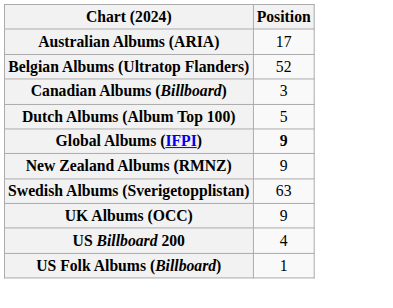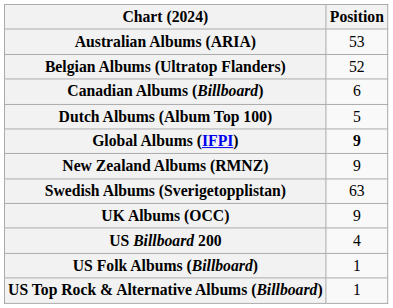(284, 41) 17 -> (357, 41) 53
(284, 91) 3 -> (357, 91) 6
+ row: (165, 290)
